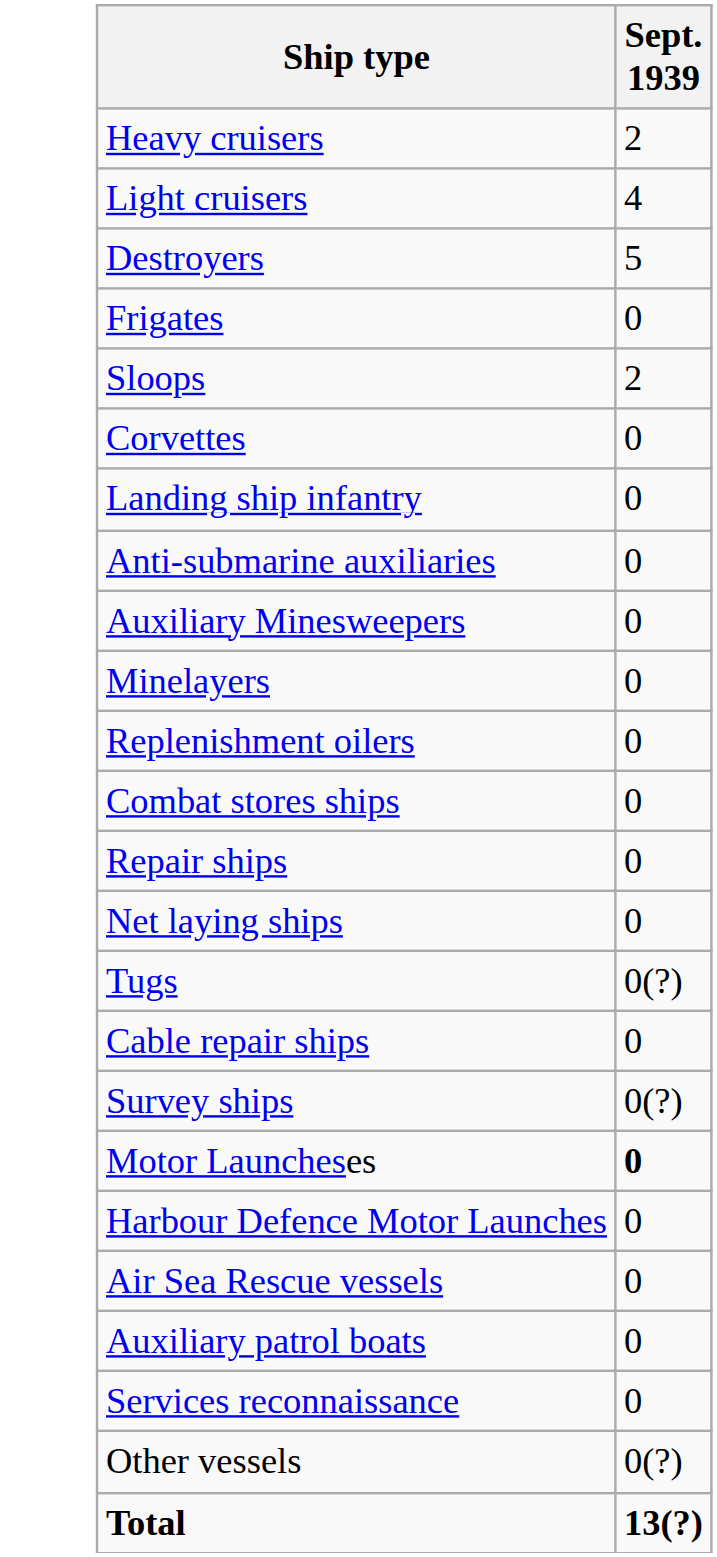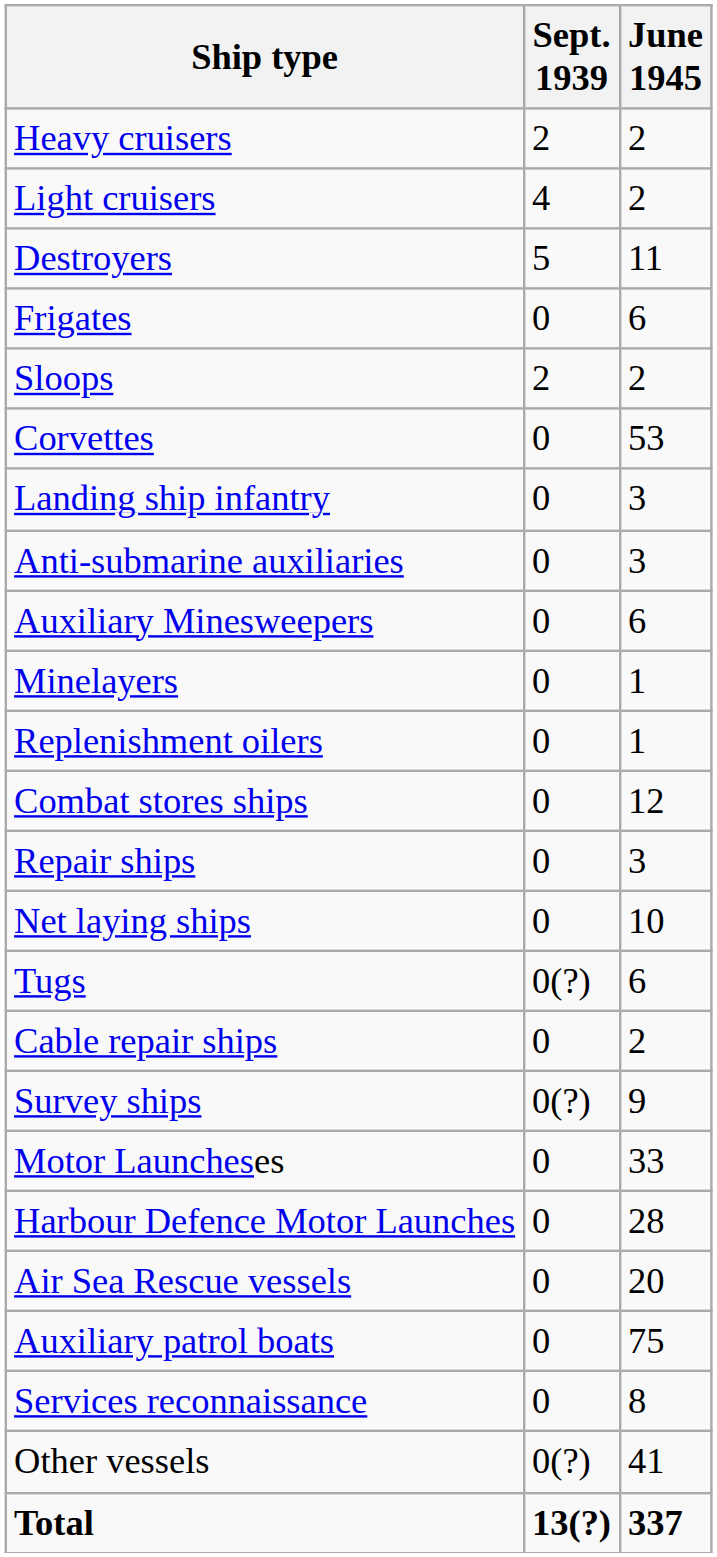+ column: (665, 56)
(633, 1160) bold -> (541, 1160) normal
